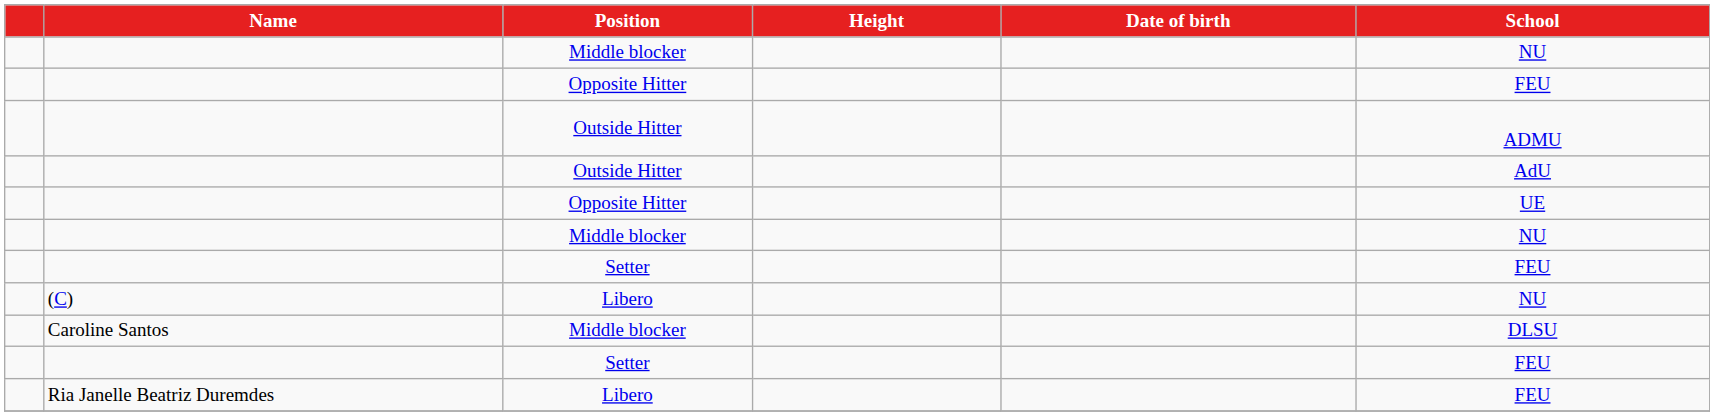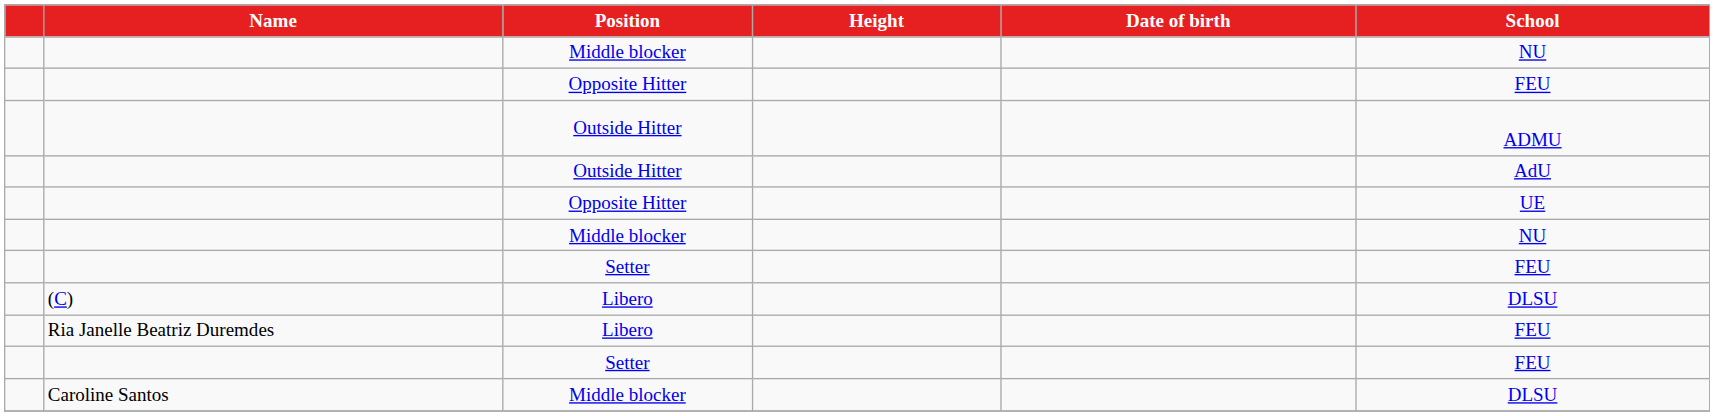(1533, 298) NU -> (1533, 298) DLSU
rows swapped: (108, 330) <-> (161, 394)
